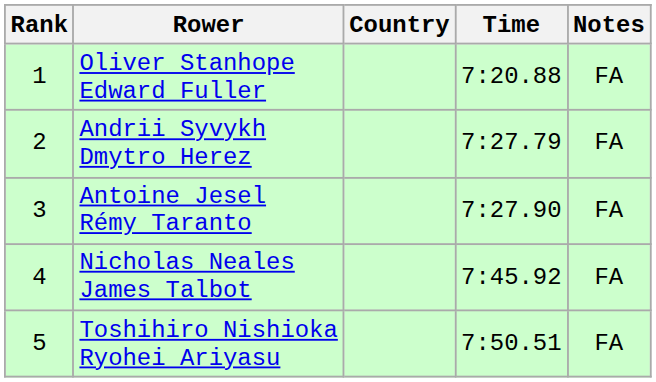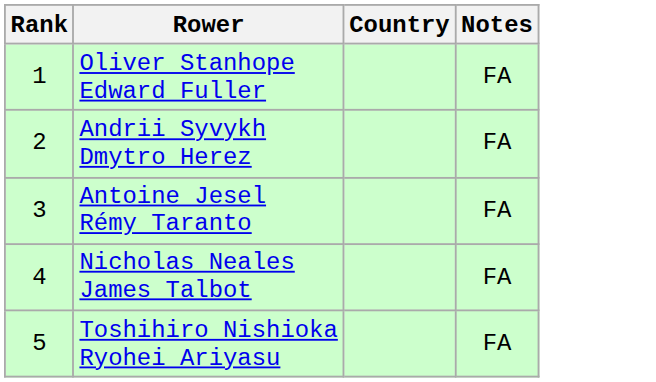- column: (511, 24)
